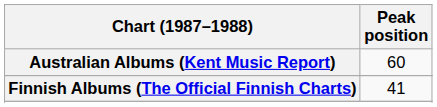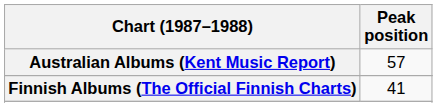(396, 62) 60 -> (396, 62) 57
